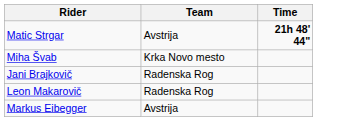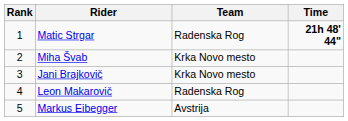+ column: (20, 12)
(161, 35) Avstrija -> (209, 35) Radenska Rog
(179, 74) Radenska Rog -> (215, 74) Krka Novo mesto
